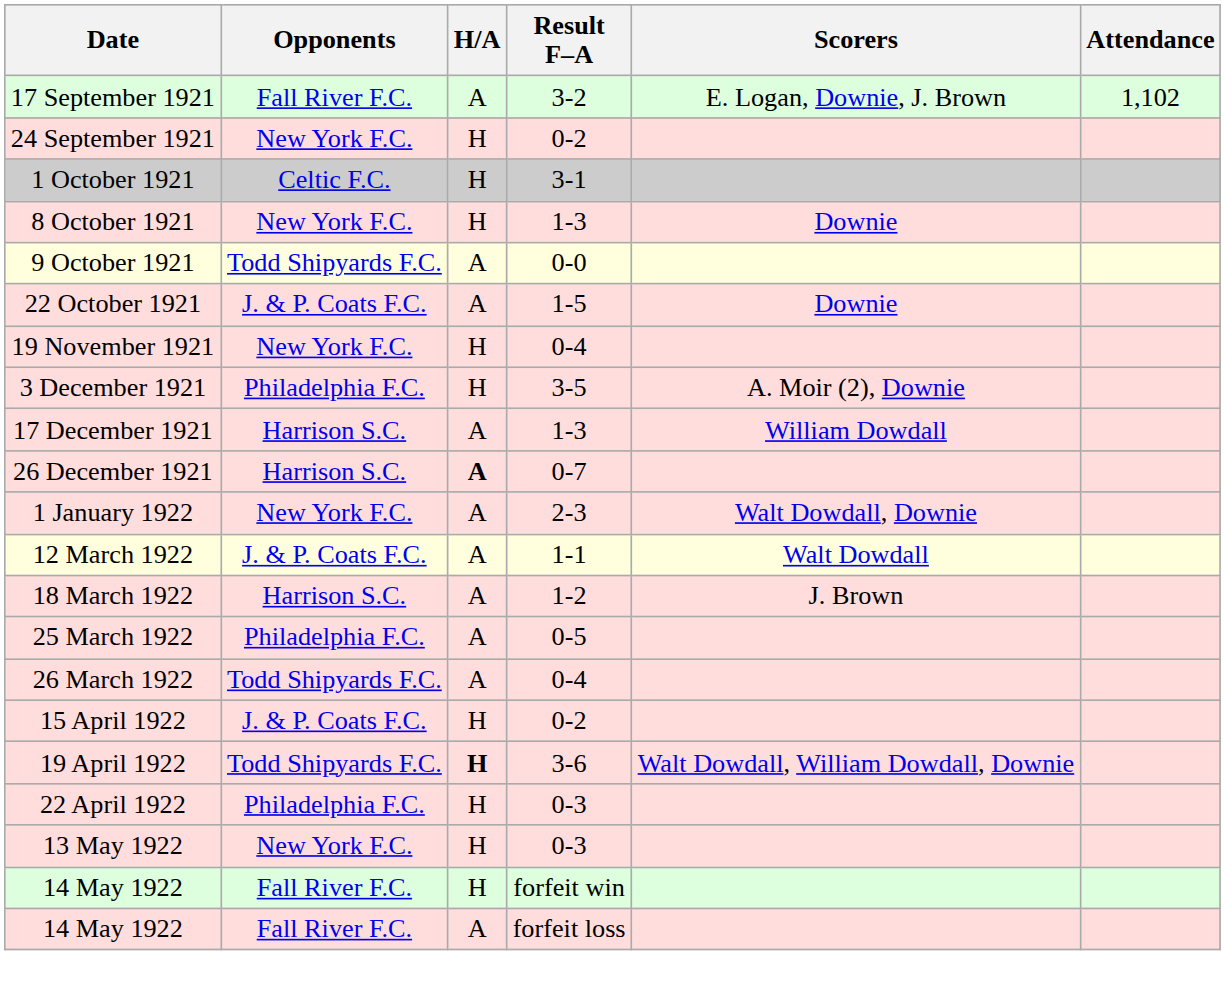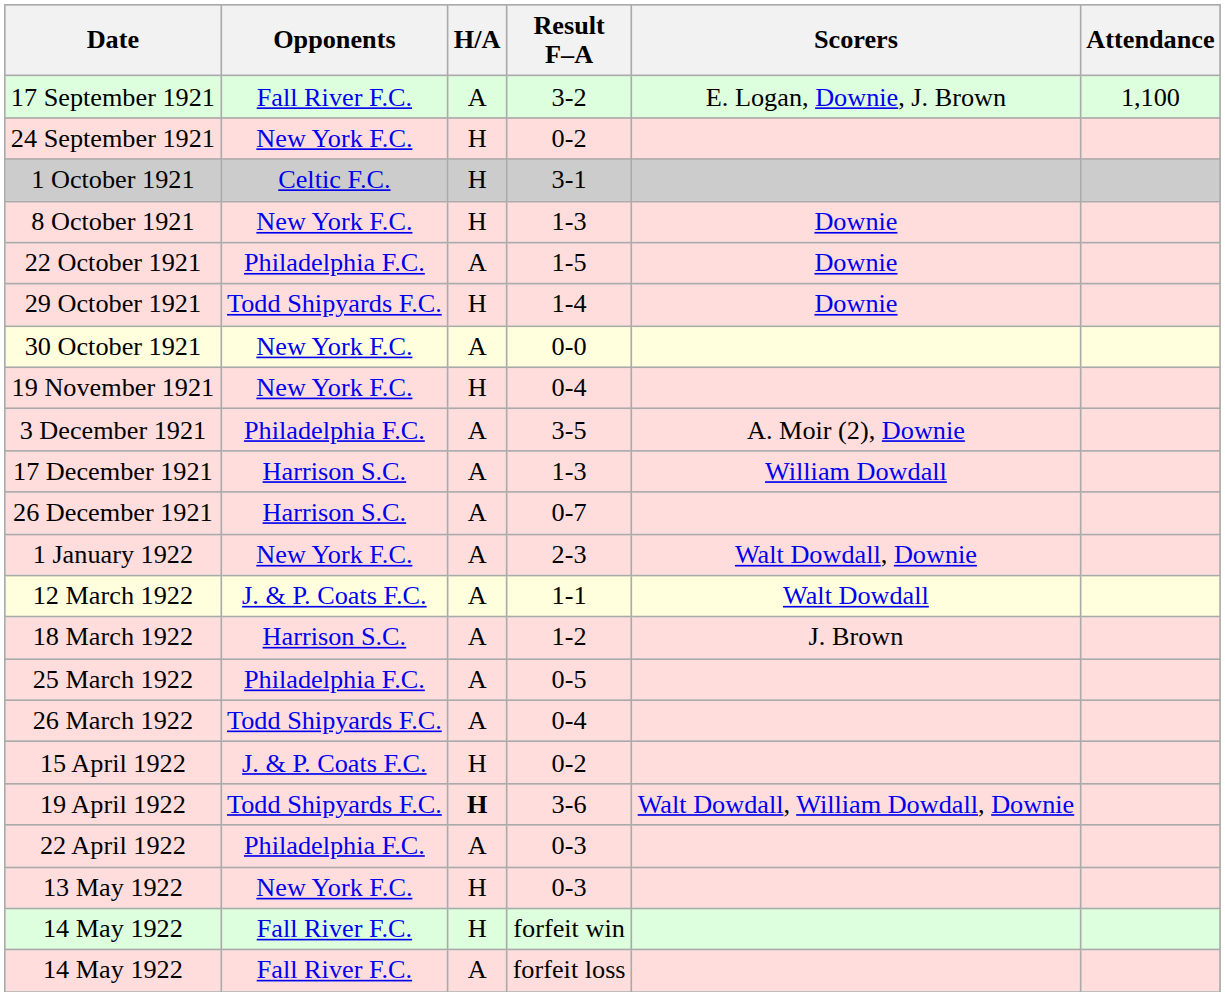(1150, 96) 1,102 -> (1150, 96) 1,100
- row: (113, 262)
(334, 304) J. & P. Coats F.C. -> (334, 262) Philadelphia F.C.
+ row: (113, 304)
+ row: (113, 346)
(477, 387) H -> (477, 429) A
(477, 470) bold -> (477, 512) normal
(477, 803) H -> (477, 845) A
